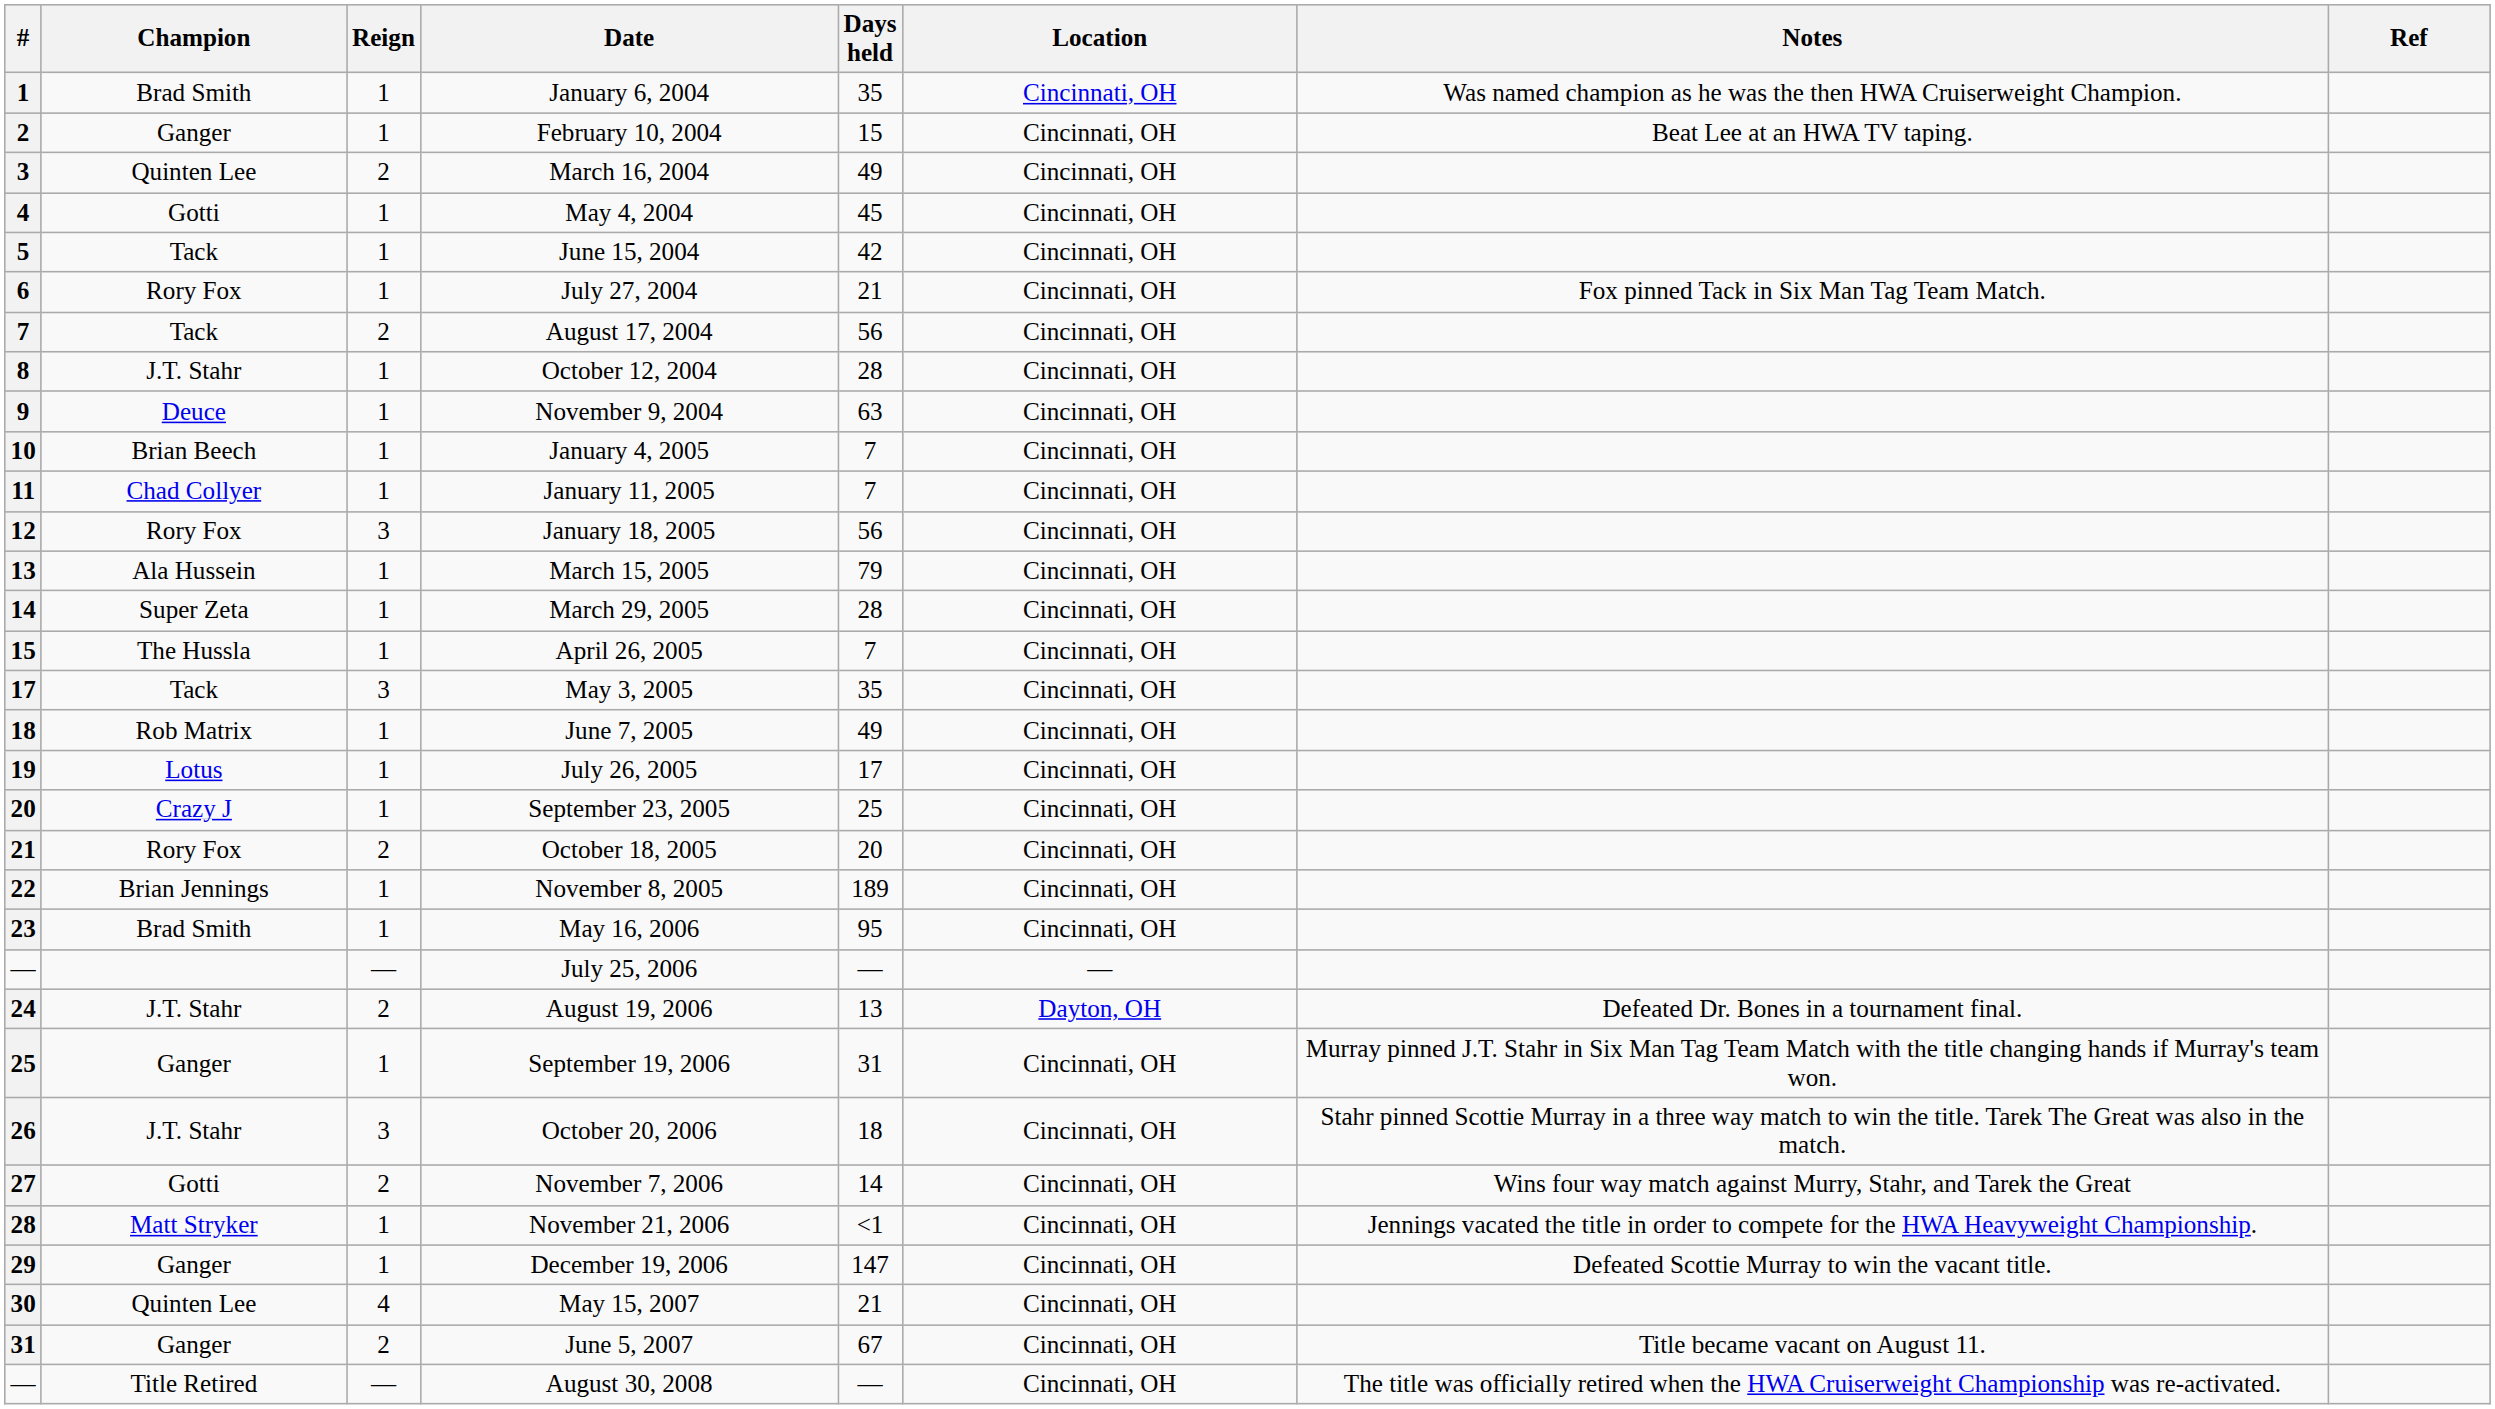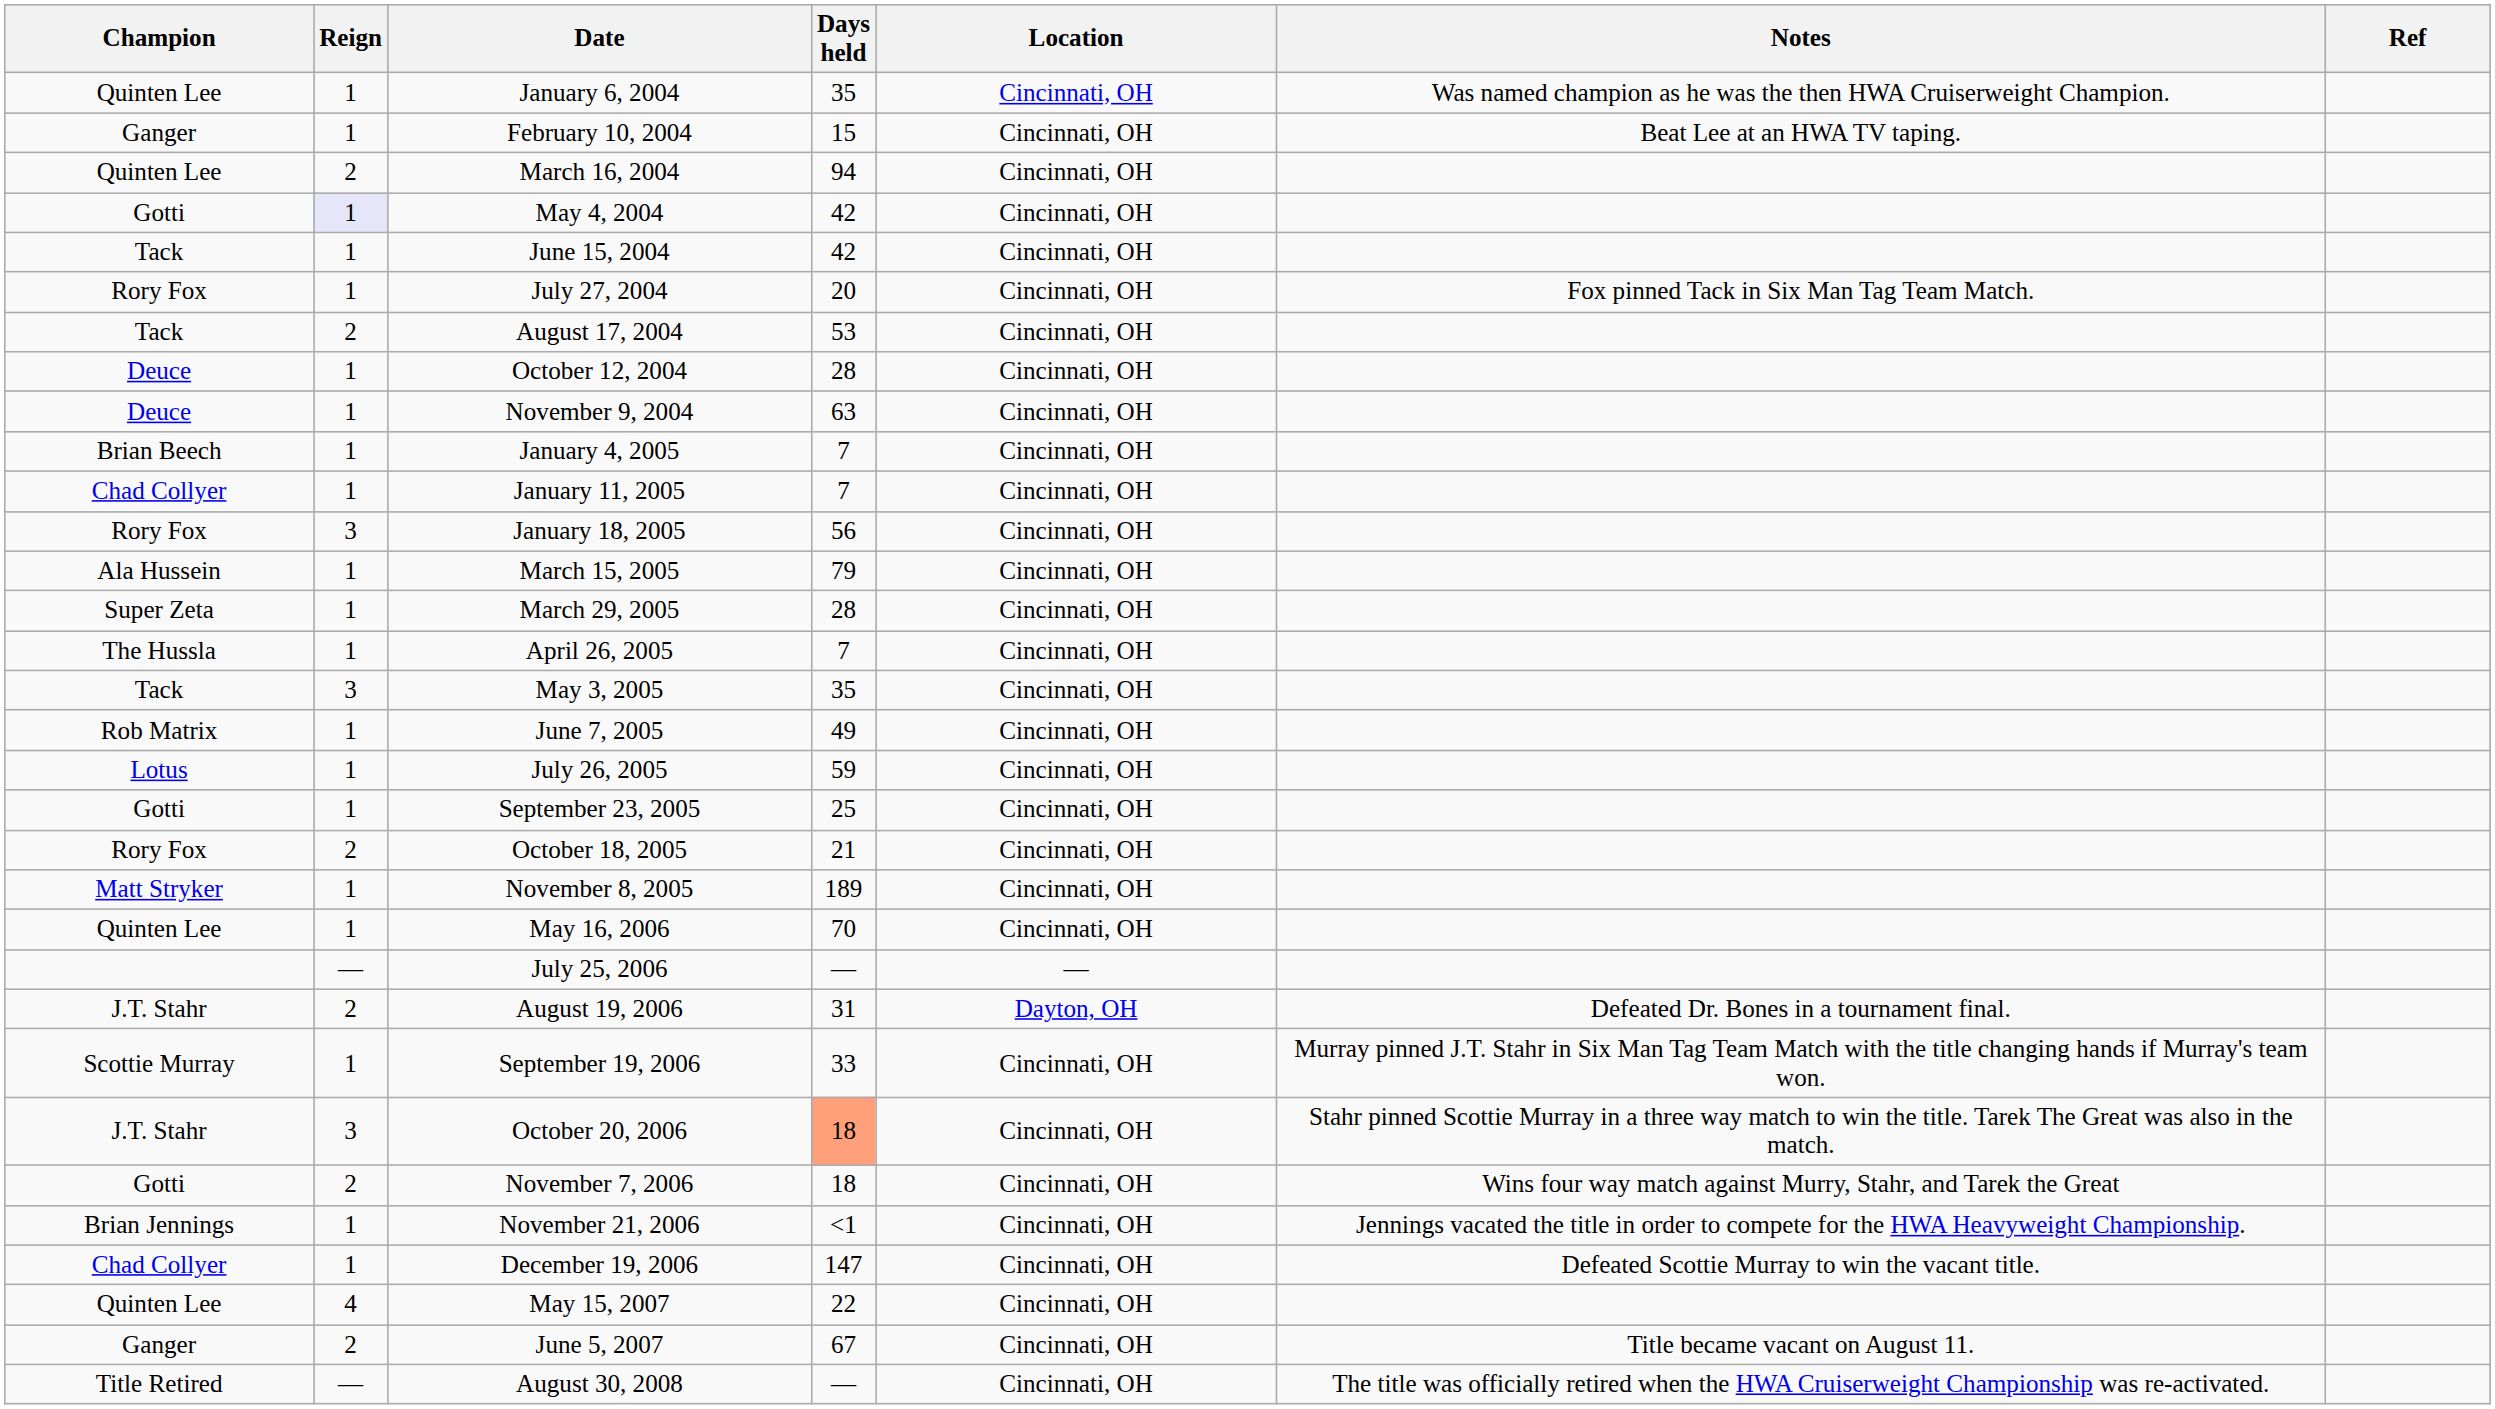- column: (23, 38)
(194, 92) Brad Smith -> (159, 92) Quinten Lee
(870, 172) 49 -> (843, 172) 94
(383, 212) no background -> (351, 212) lavender background
(870, 212) 45 -> (843, 212) 42
(870, 291) 21 -> (843, 291) 20
(870, 331) 56 -> (843, 331) 53
(194, 371) J.T. Stahr -> (159, 371) Deuce
(870, 769) 17 -> (843, 769) 59
(194, 809) Crazy J -> (159, 809) Gotti
(870, 849) 20 -> (843, 849) 21
(194, 889) Brian Jennings -> (159, 889) Matt Stryker
(194, 929) Brad Smith -> (159, 929) Quinten Lee
(870, 929) 95 -> (843, 929) 70
(870, 1008) 13 -> (843, 1008) 31
(194, 1062) Ganger -> (159, 1062) Scottie Murray
(870, 1062) 31 -> (843, 1062) 33
(870, 1130) no background -> (843, 1130) lightsalmon background
(870, 1184) 14 -> (843, 1184) 18
(194, 1224) Matt Stryker -> (159, 1224) Brian Jennings
(194, 1264) Ganger -> (159, 1264) Chad Collyer
(870, 1304) 21 -> (843, 1304) 22
